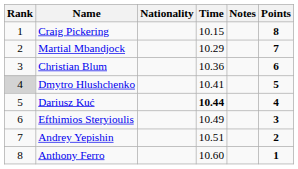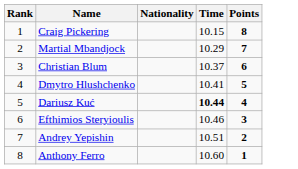- column: (243, 13)
(211, 66) 10.36 -> (211, 66) 10.37
(20, 84) lightgrey background -> (20, 84) no background
(211, 119) 10.49 -> (211, 119) 10.46
